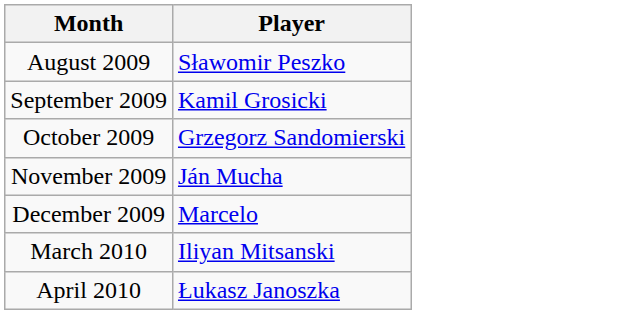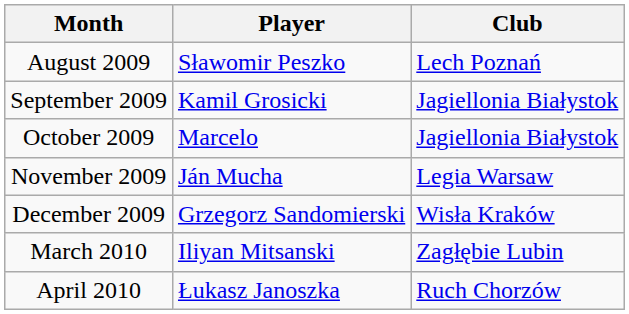+ column: (517, 23)
(292, 137) Grzegorz Sandomierski -> (218, 137) Marcelo
(218, 213) Marcelo -> (292, 213) Grzegorz Sandomierski
